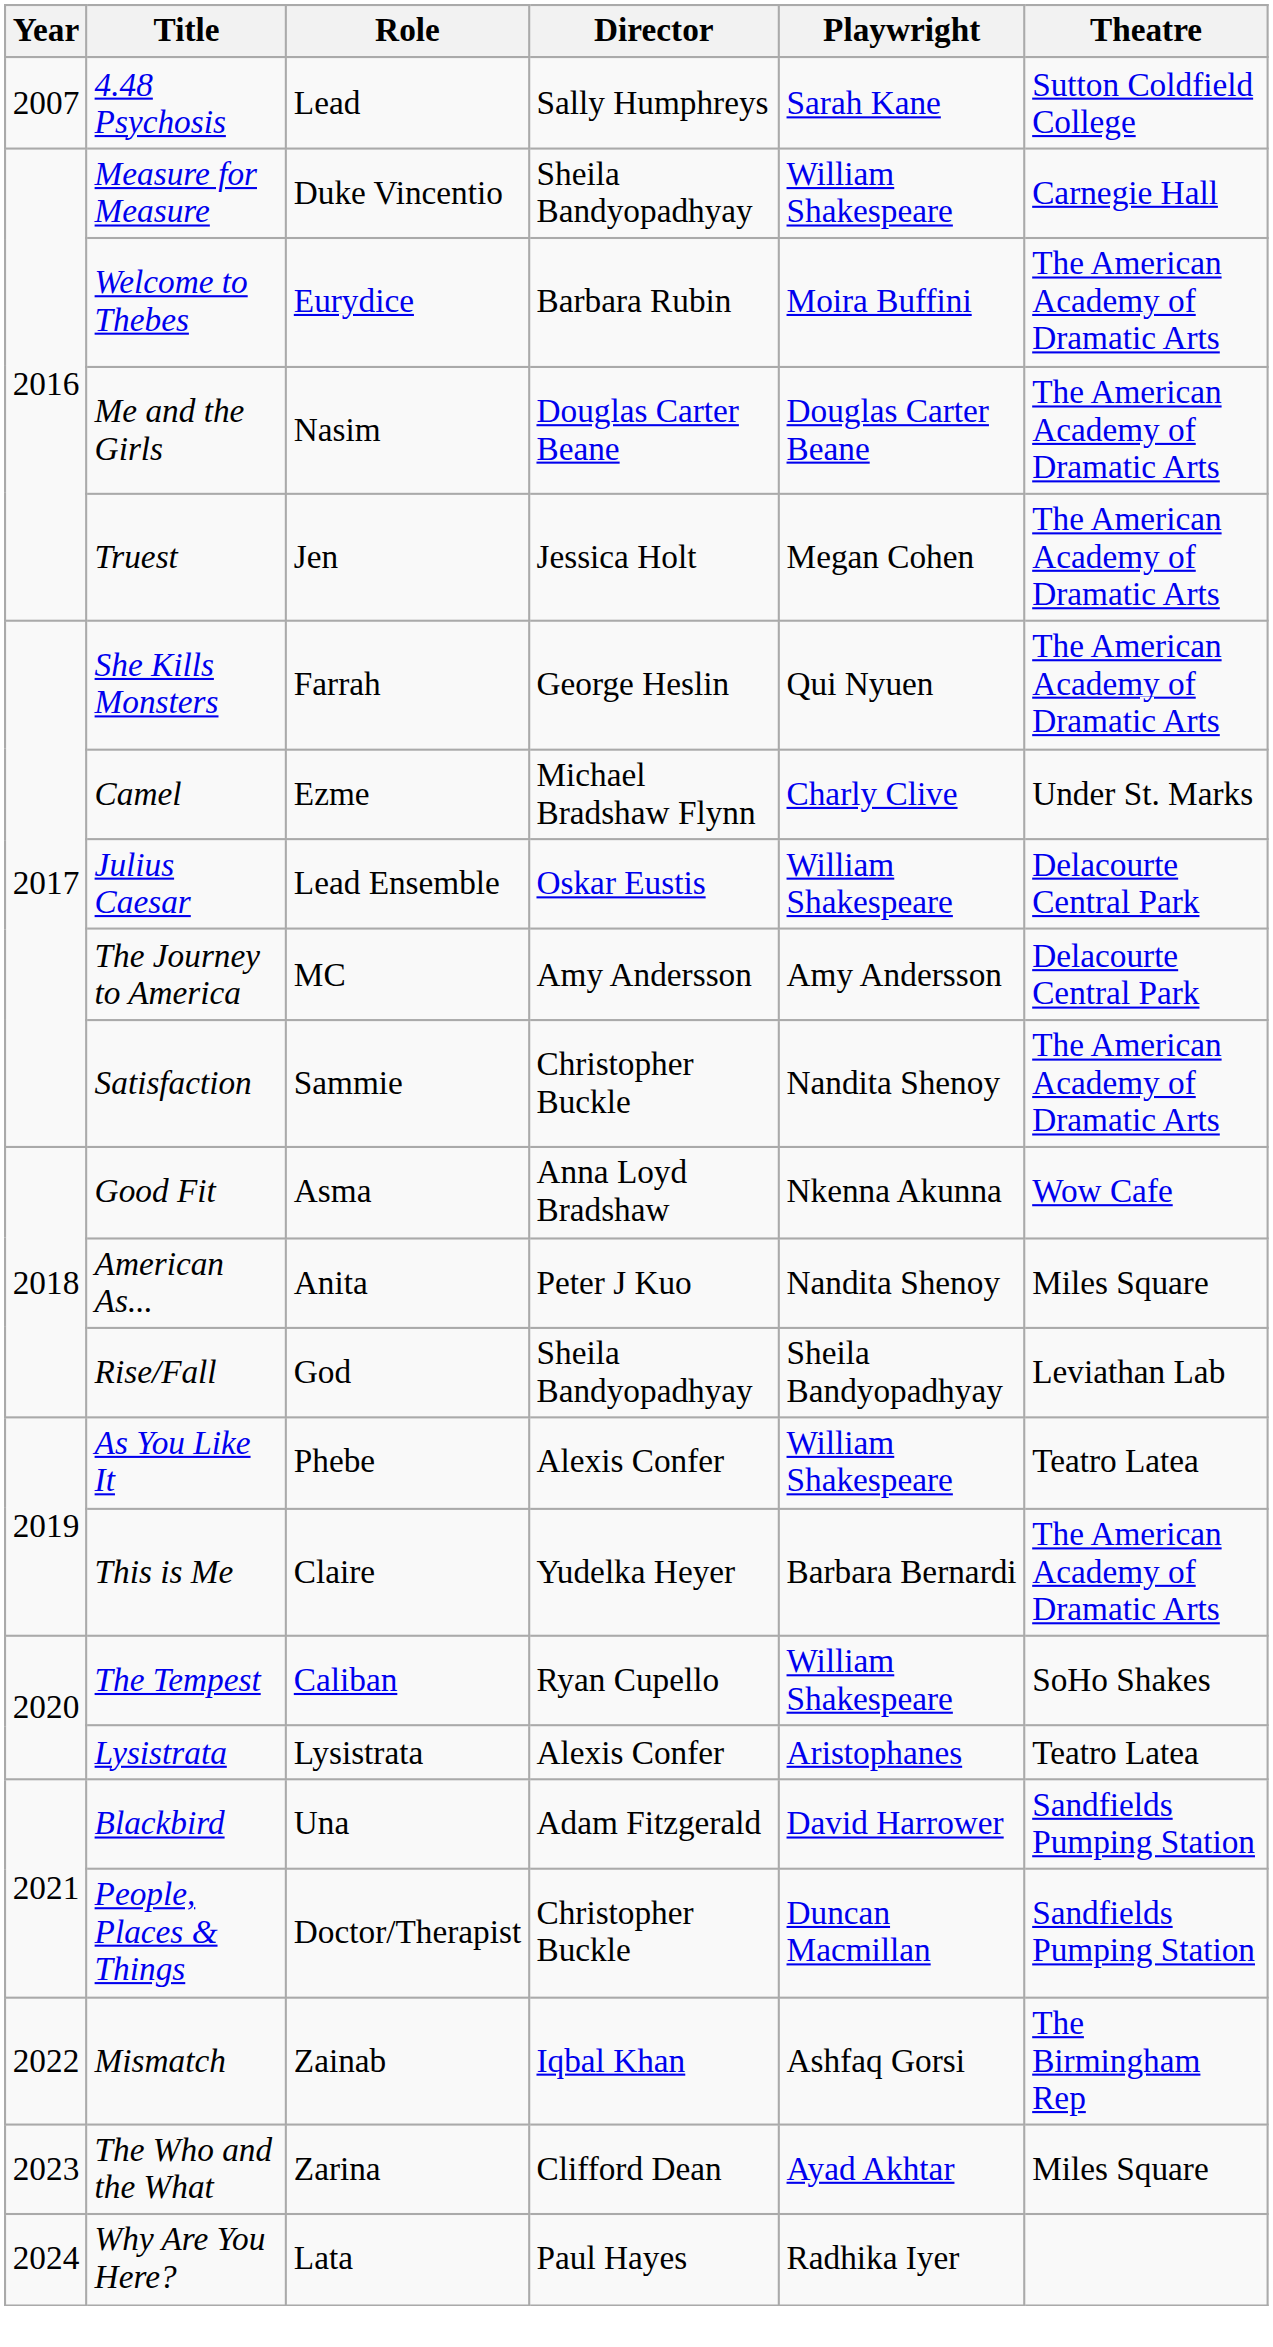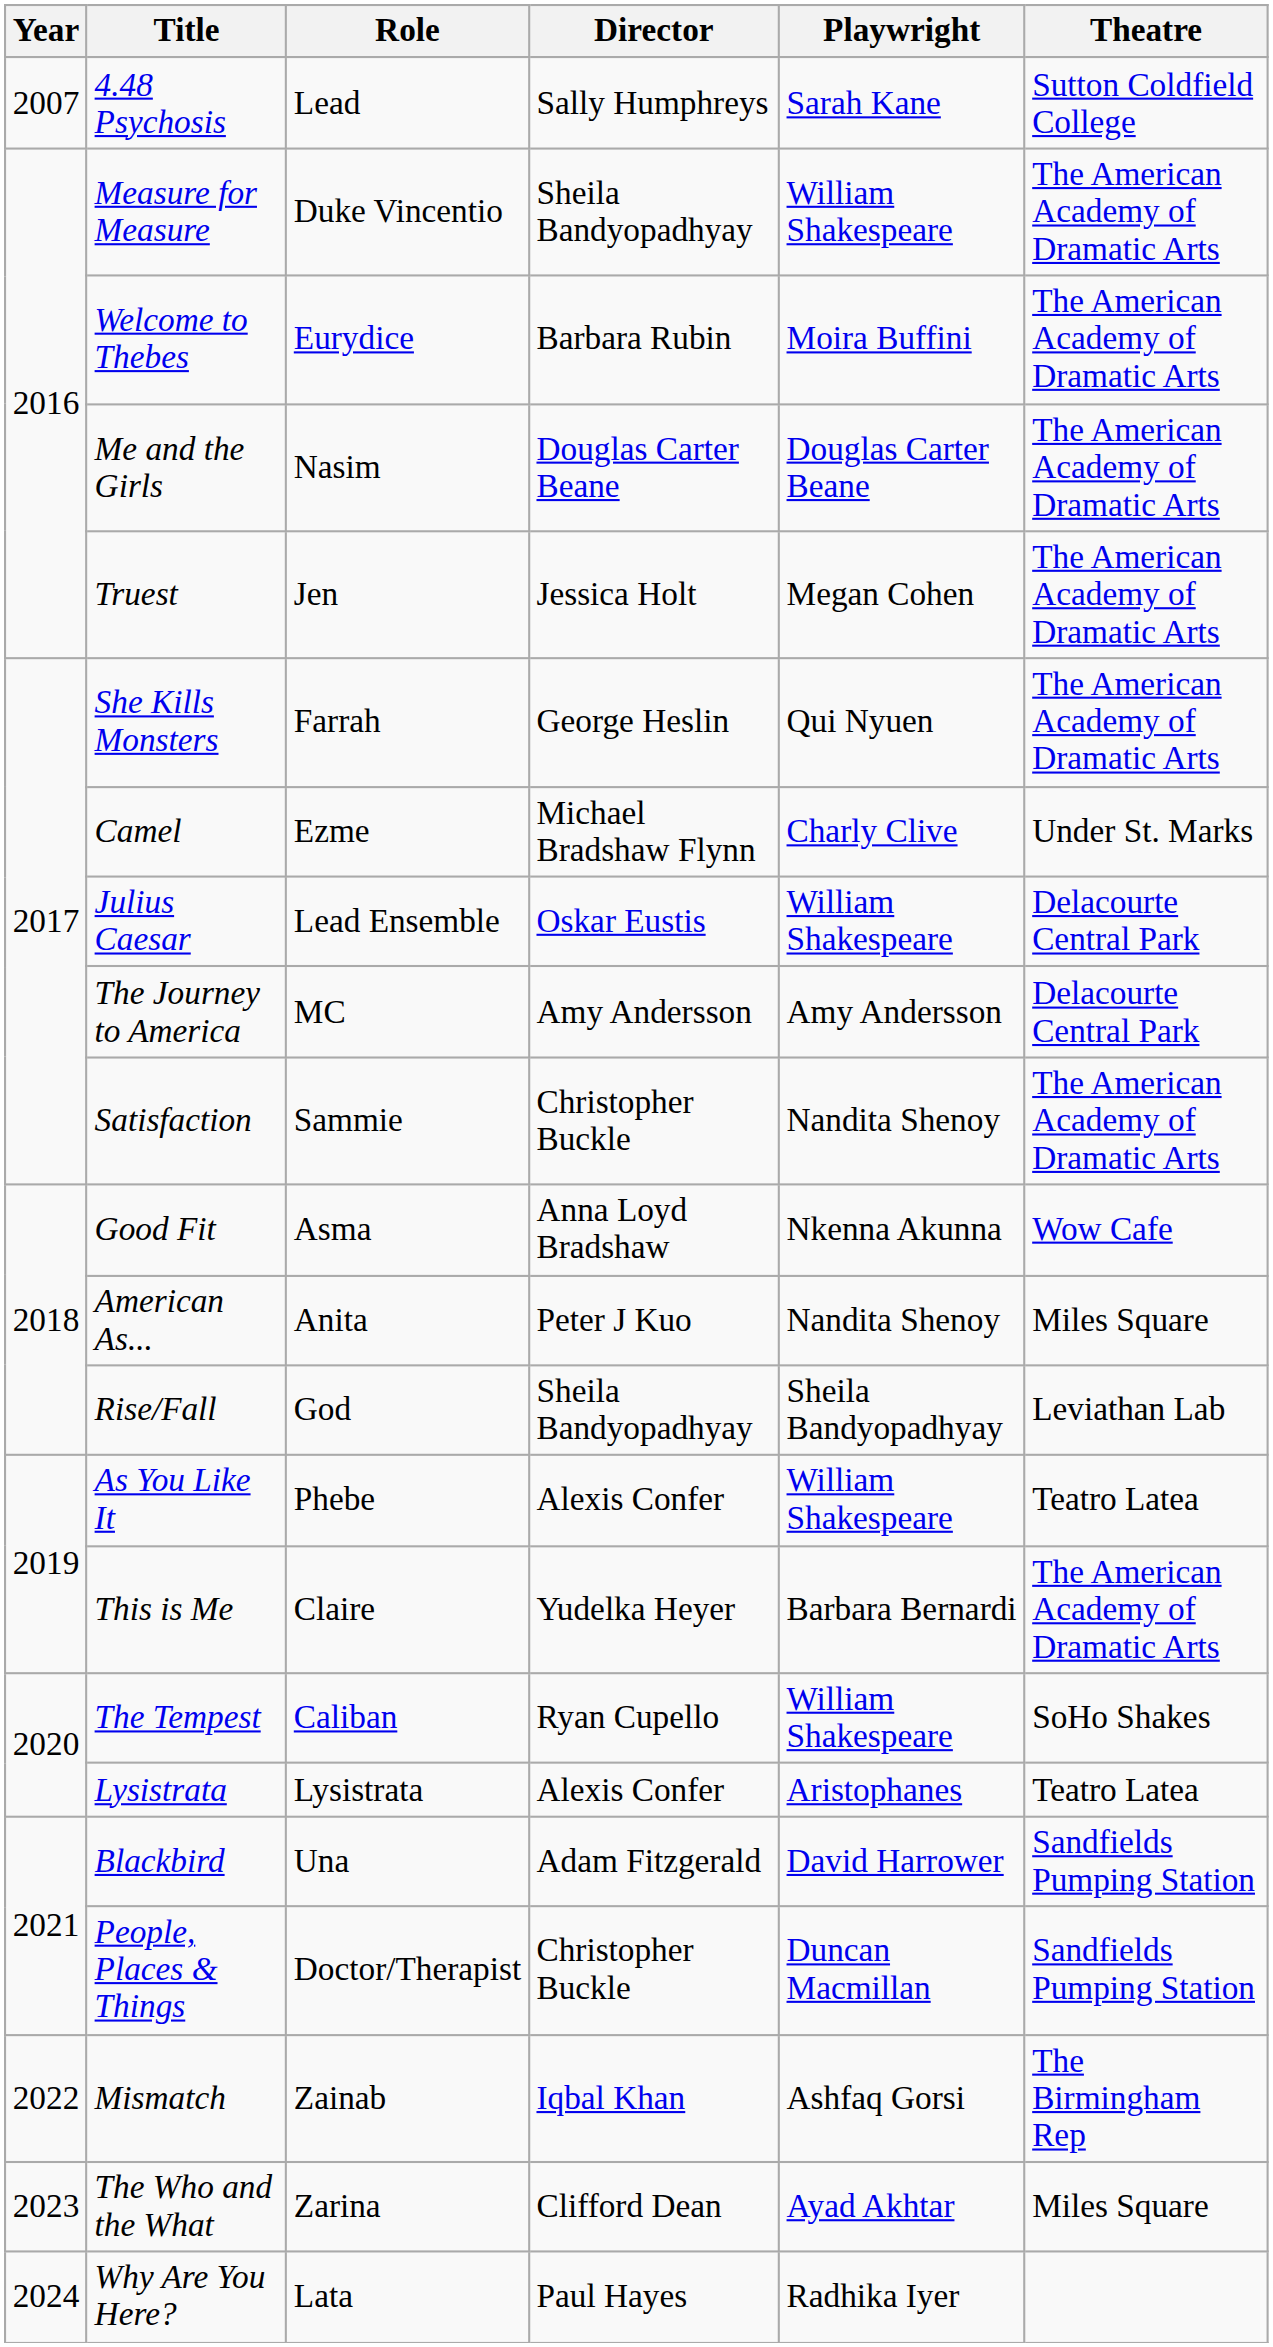(1125, 192) Carnegie Hall -> (1127, 211) The American Academy of Dramatic Arts
